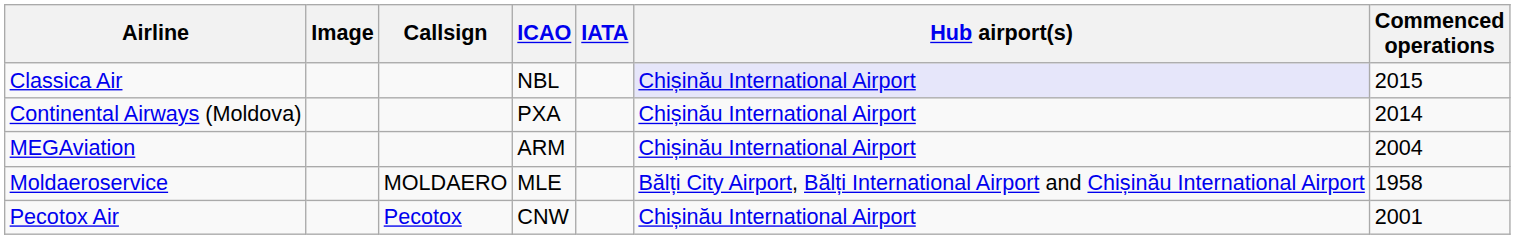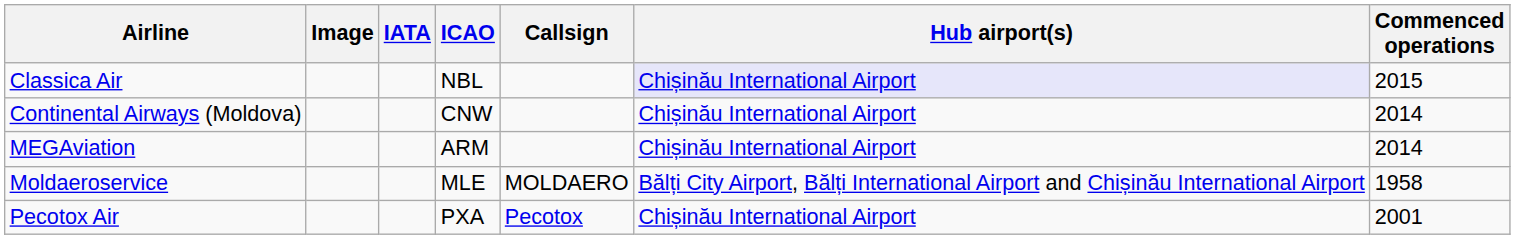columns swapped: (605, 33) <-> (446, 33)
(539, 114) PXA -> (467, 114) CNW
(1399, 148) 2004 -> (1399, 148) 2014
(543, 217) CNW -> (462, 217) PXA
